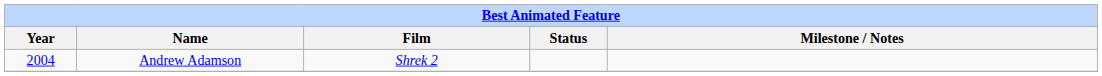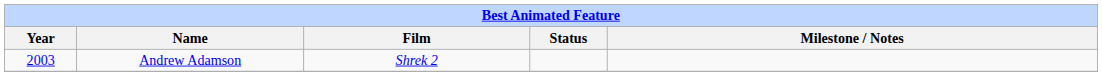(41, 60) 2004 -> (41, 60) 2003
